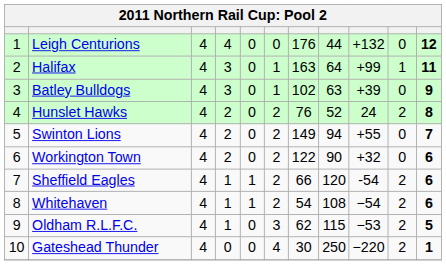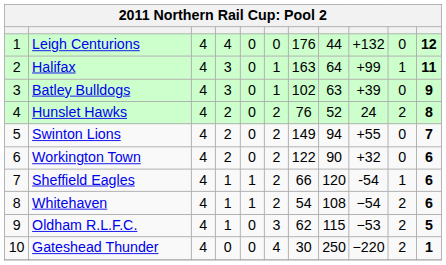(402, 180) 2 -> (402, 180) 1
